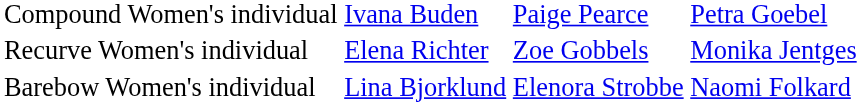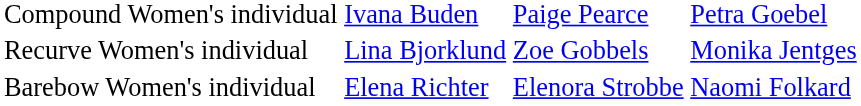(416, 50) Elena Richter -> (425, 50) Lina Bjorklund
(425, 87) Lina Bjorklund -> (416, 87) Elena Richter
